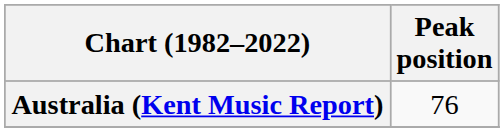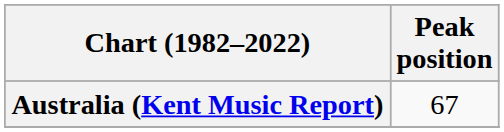(445, 103) 76 -> (445, 103) 67
